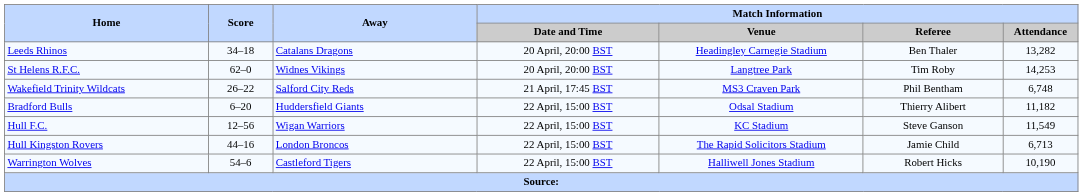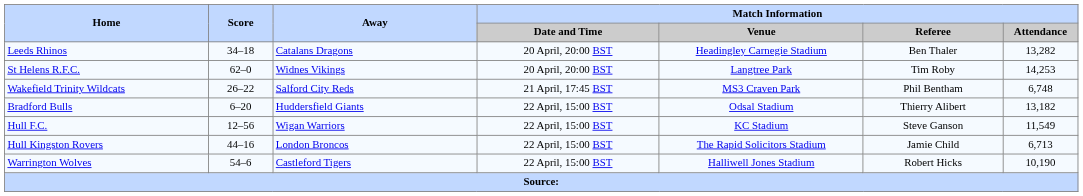(1040, 107) 11,182 -> (1040, 107) 13,182
